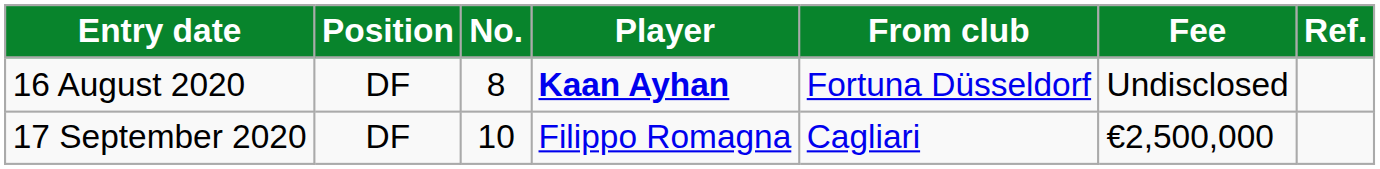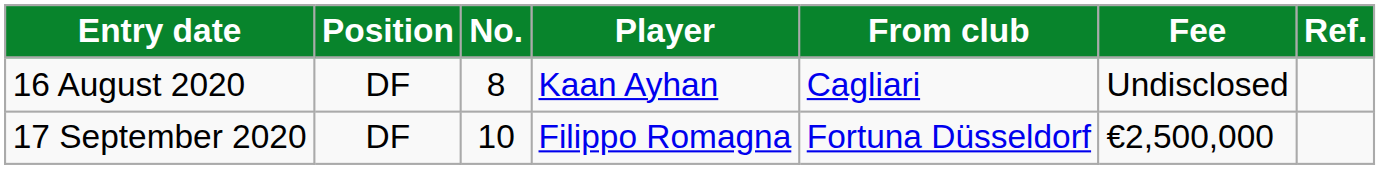(634, 84) bold -> (628, 84) normal
(949, 84) Fortuna Düsseldorf -> (863, 84) Cagliari
(863, 137) Cagliari -> (949, 137) Fortuna Düsseldorf
